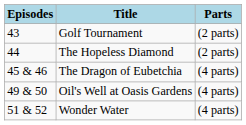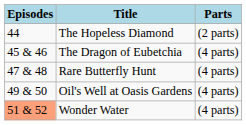- row: (101, 33)
+ row: (107, 71)
(27, 110) no background -> (27, 110) lightsalmon background
